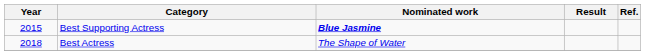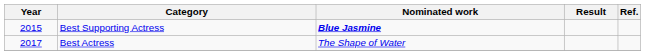(31, 43) 2018 -> (31, 43) 2017
